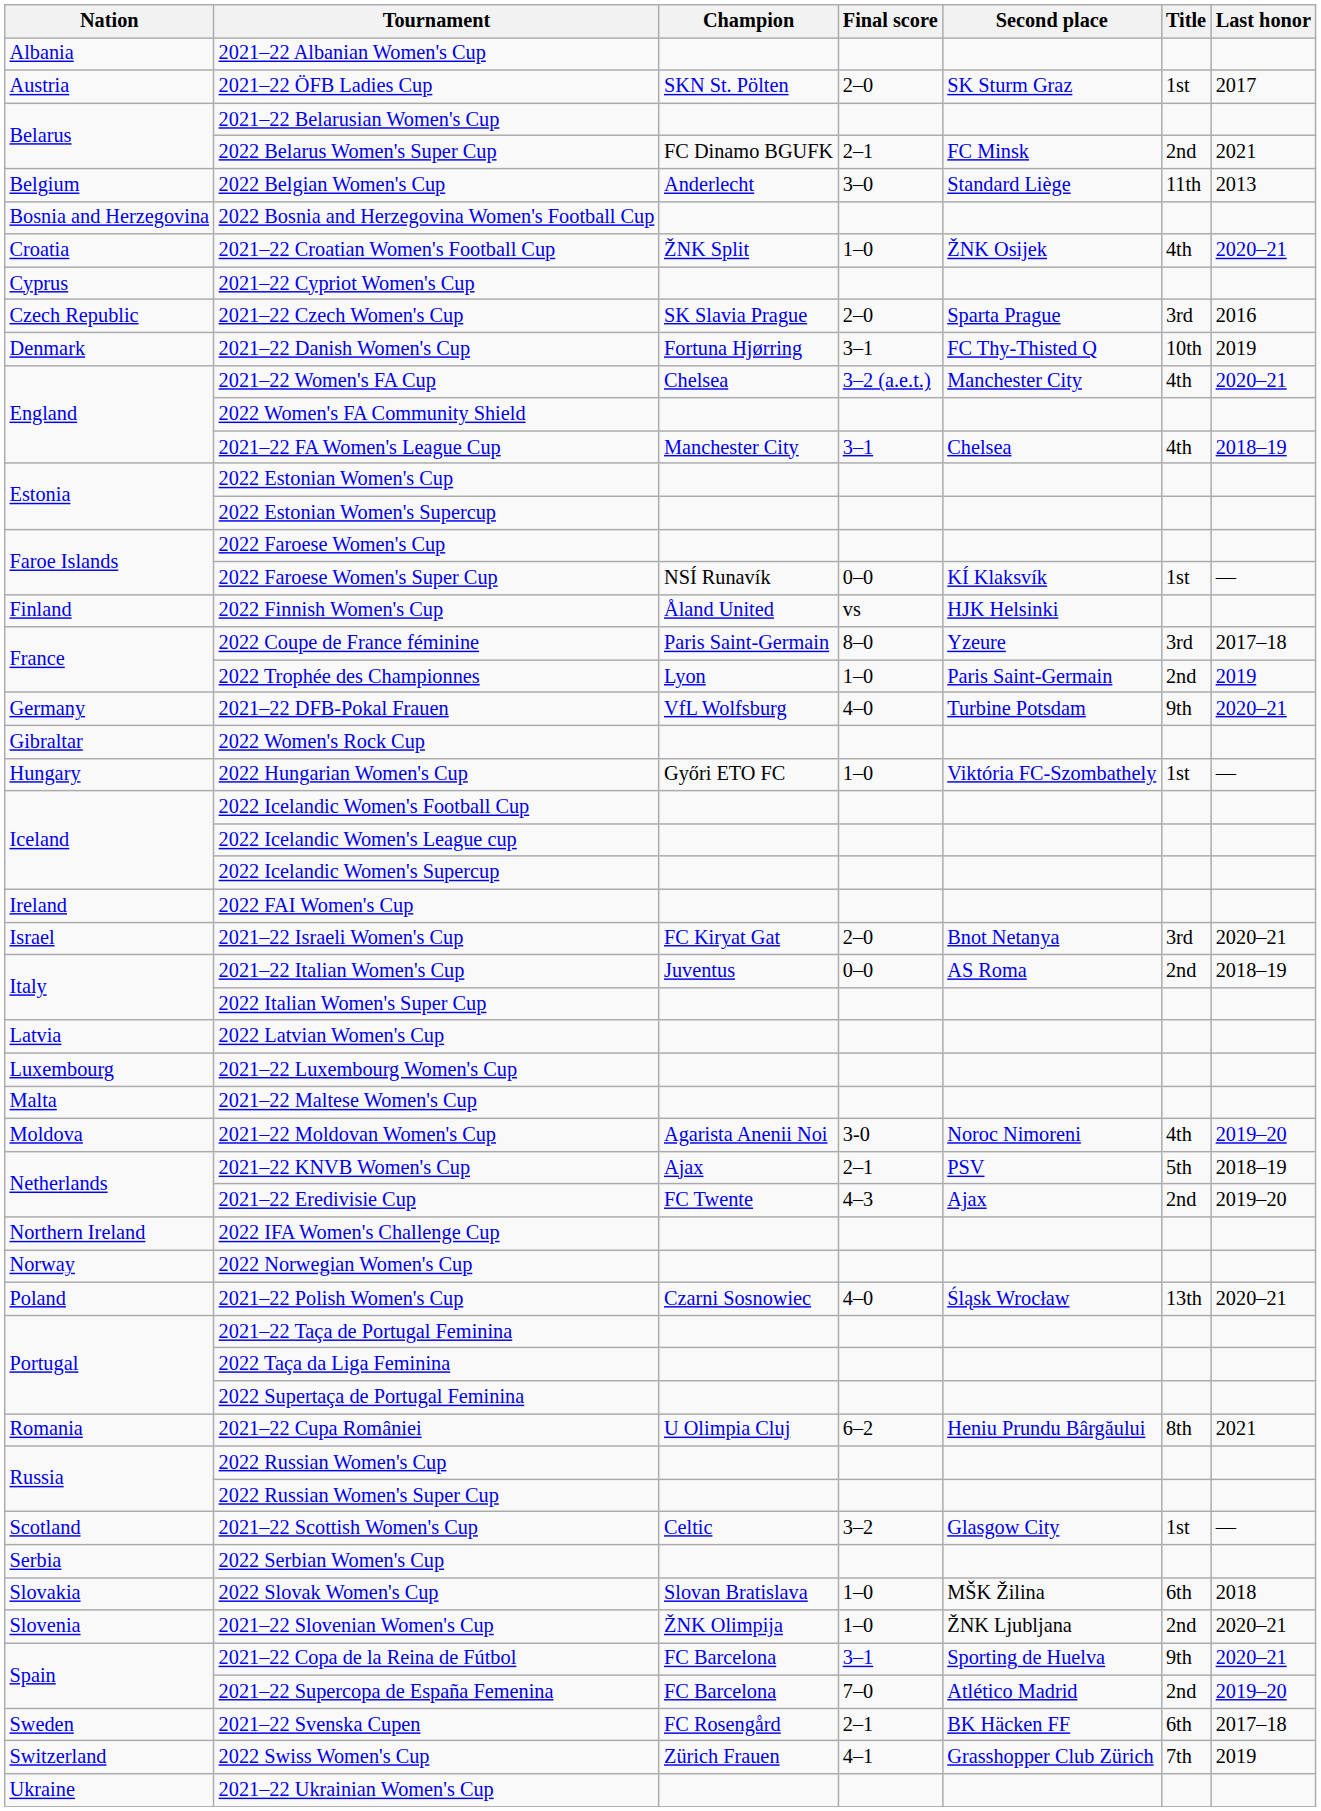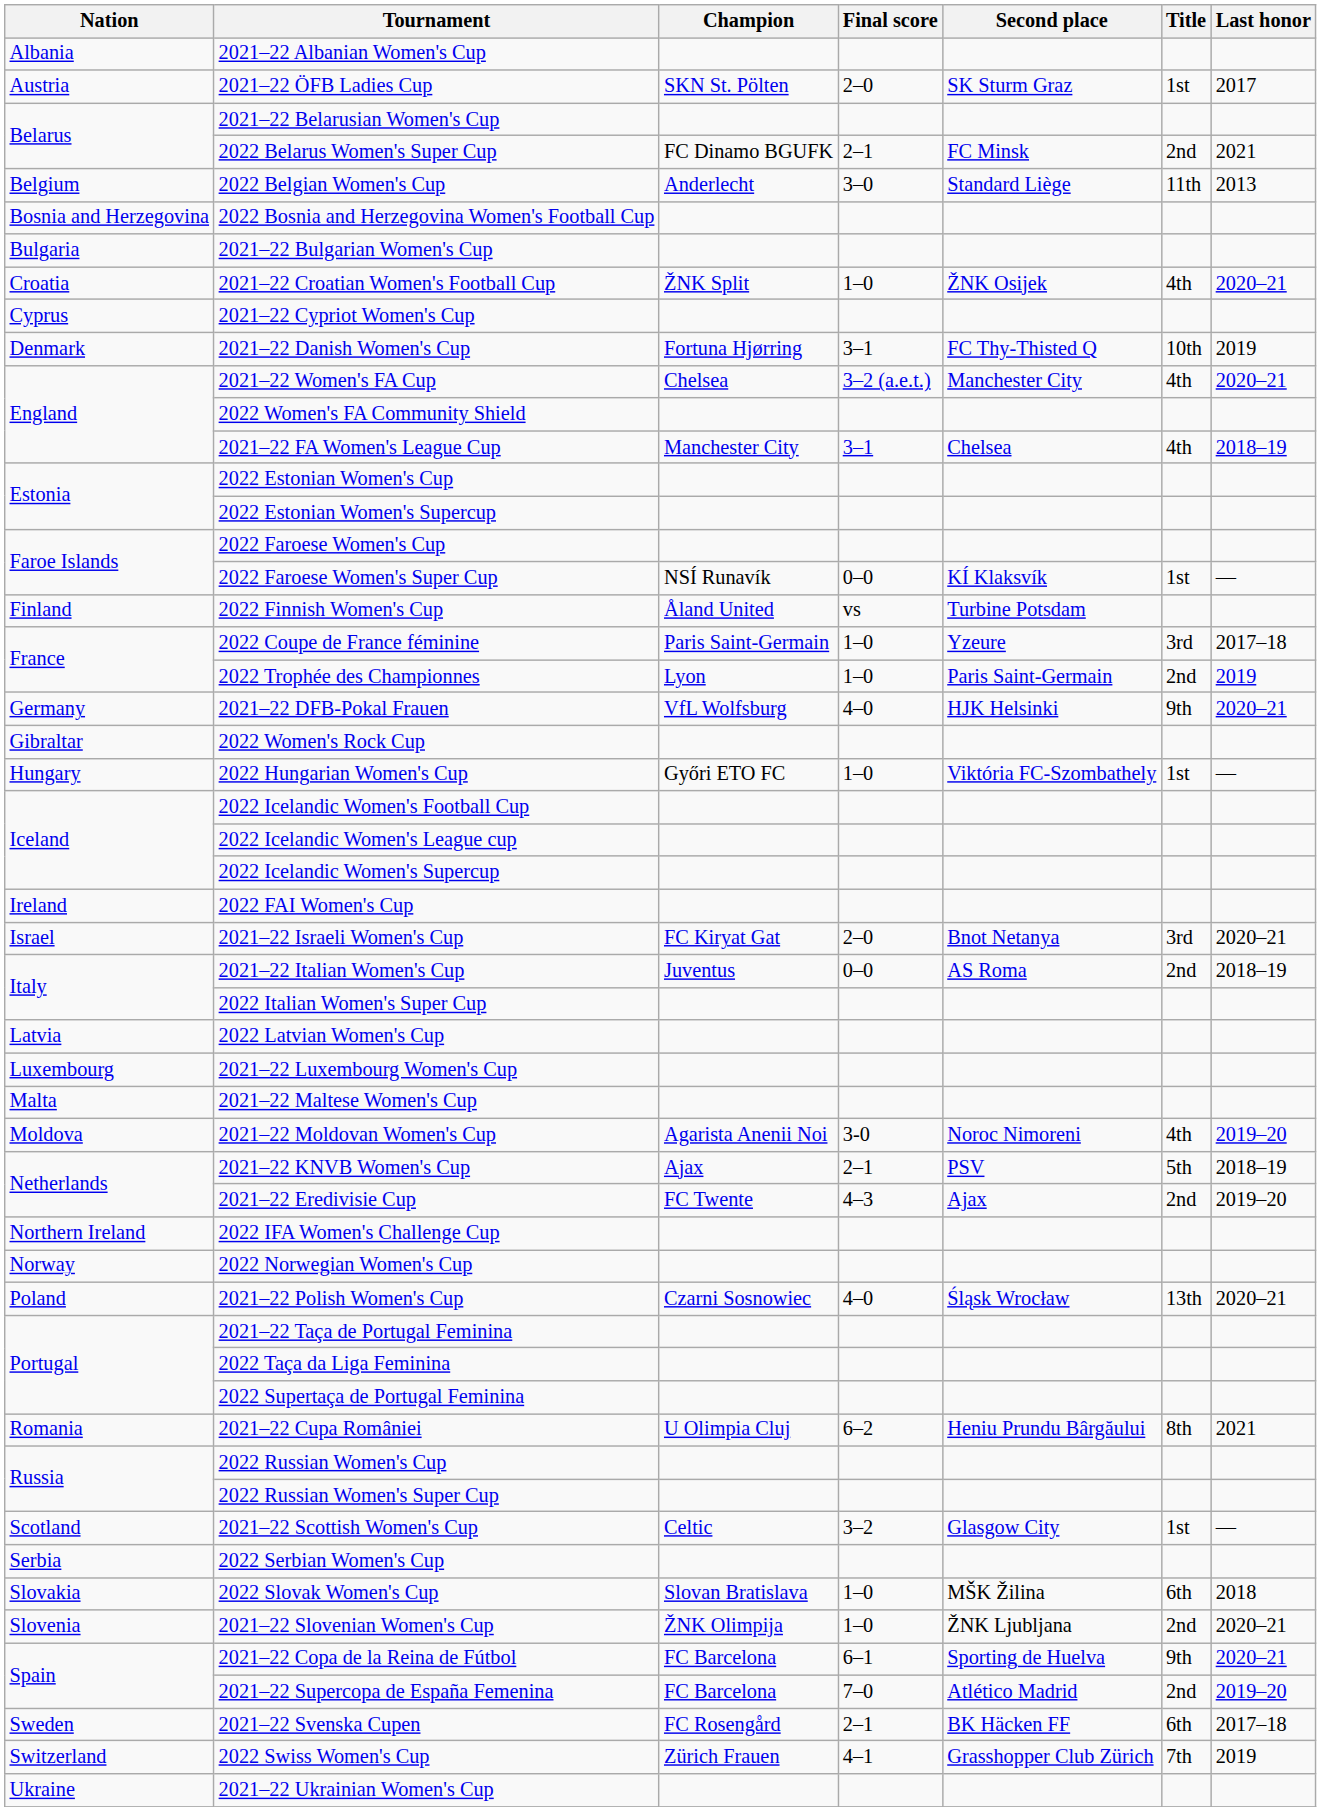+ row: (356, 250)
- row: (341, 315)
(1003, 610) HJK Helsinki -> (1017, 610) Turbine Potsdam
(858, 643) 8–0 -> (858, 643) 1–0
(1017, 708) Turbine Potsdam -> (1003, 708) HJK Helsinki
(858, 1658) 3–1 -> (858, 1658) 6–1
